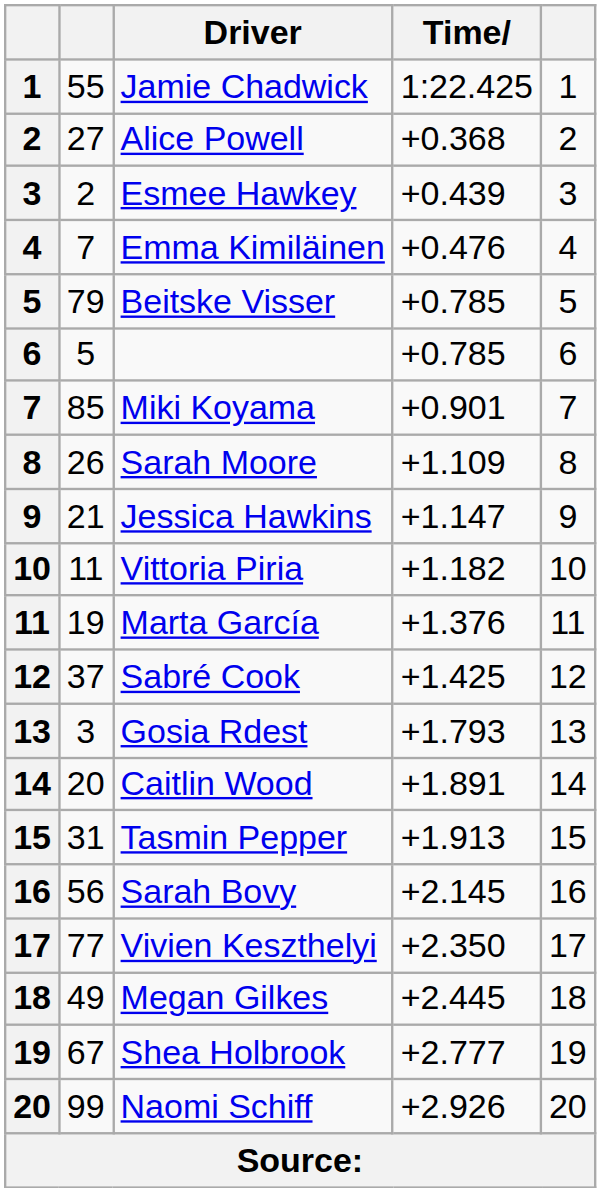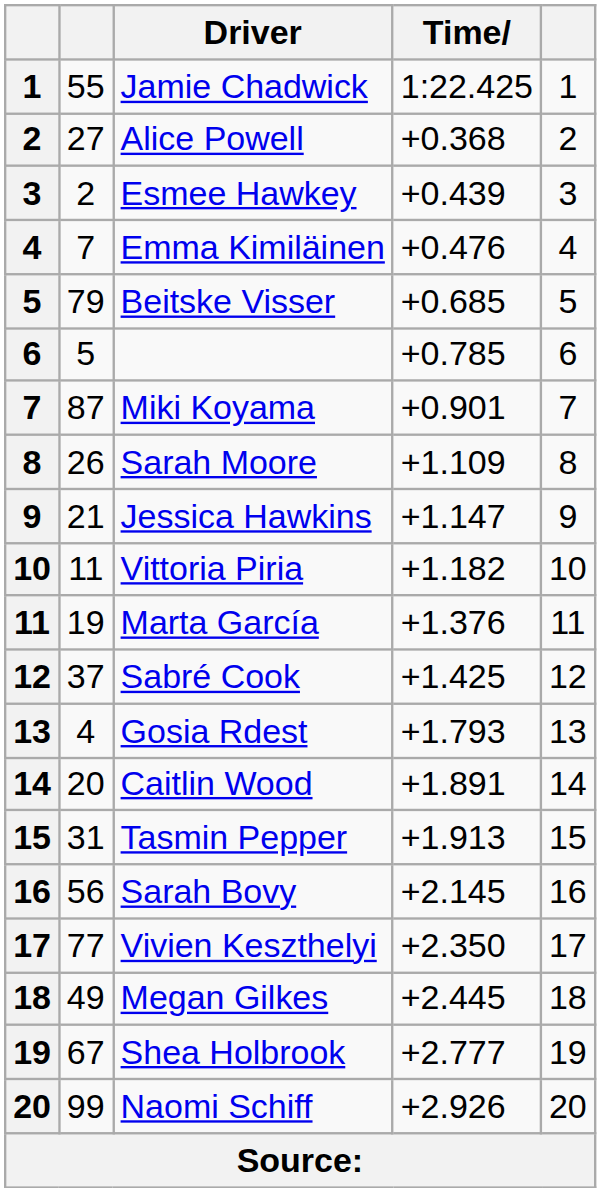(453, 301) +0.785 -> (453, 301) +0.685
(86, 408) 85 -> (86, 408) 87
(86, 730) 3 -> (86, 730) 4
